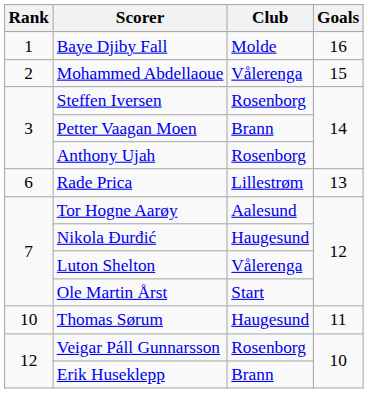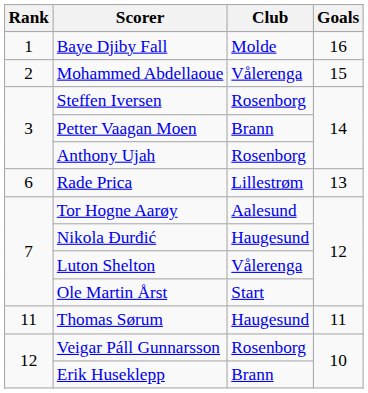(29, 319) 10 -> (29, 319) 11
